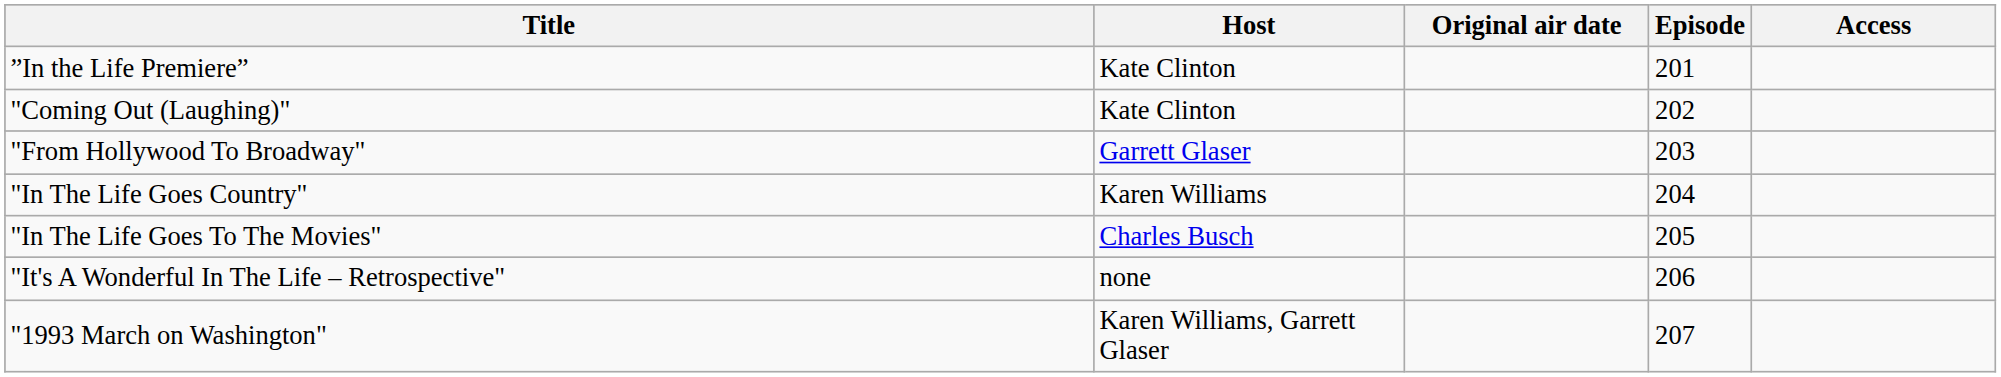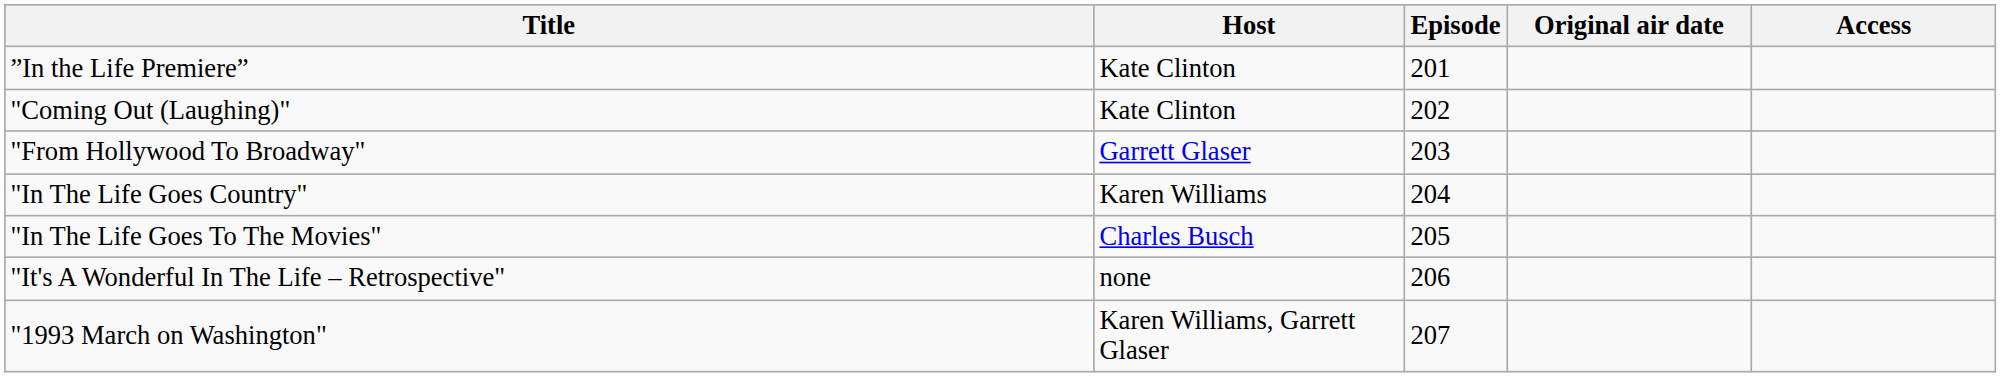columns swapped: (1527, 25) <-> (1700, 25)
